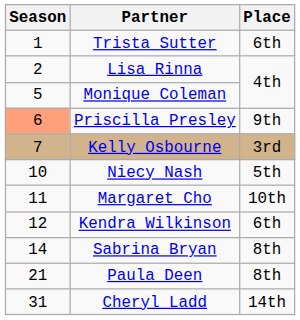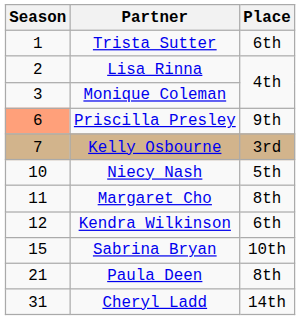(38, 95) 5 -> (38, 95) 3
(267, 198) 10th -> (267, 198) 8th
(38, 250) 14 -> (38, 250) 15
(267, 250) 8th -> (267, 250) 10th
